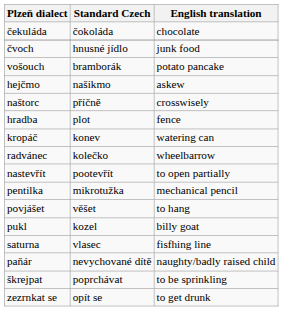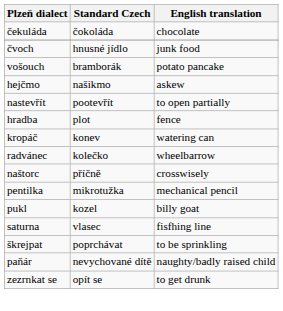rows swapped: (23, 102) <-> (26, 173)
- row: (26, 208)
rows swapped: (19, 262) <-> (25, 279)
